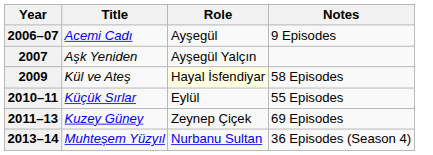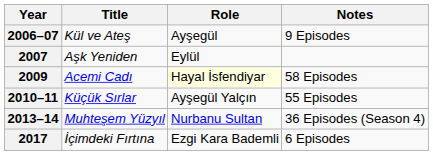(98, 35) Acemi Cadı -> (98, 35) Kül ve Ateş
(214, 56) Ayşegül Yalçın -> (185, 56) Eylül
(98, 77) Kül ve Ateş -> (98, 77) Acemi Cadı
(185, 98) Eylül -> (214, 98) Ayşegül Yalçın
- row: (33, 118)
+ row: (33, 139)
